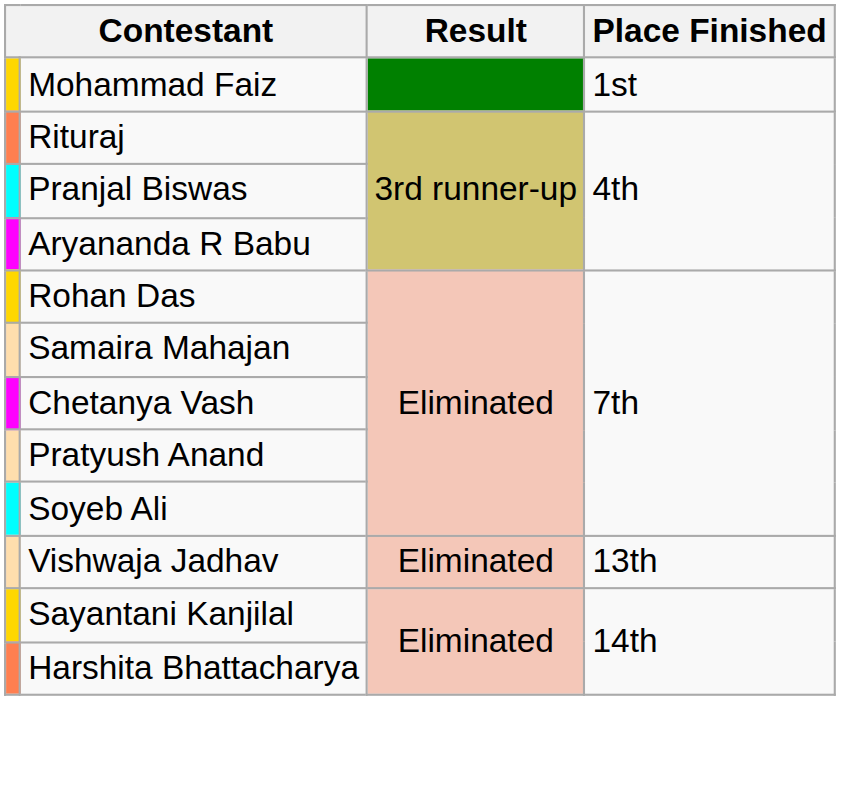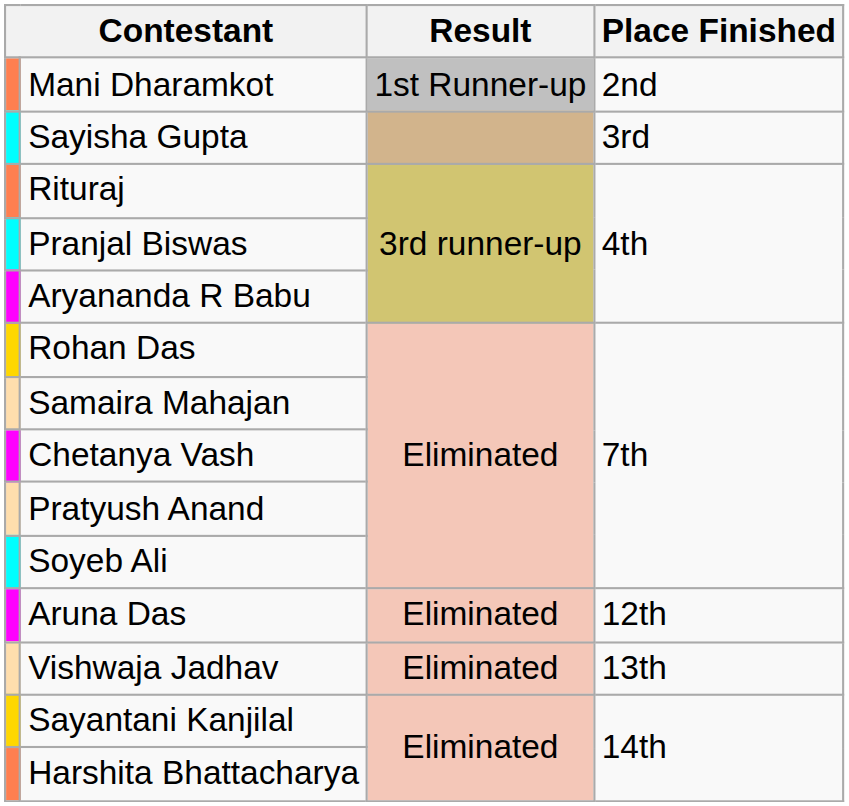- row: (153, 84)
+ row: (151, 84)
+ row: (138, 137)
+ row: (107, 614)
